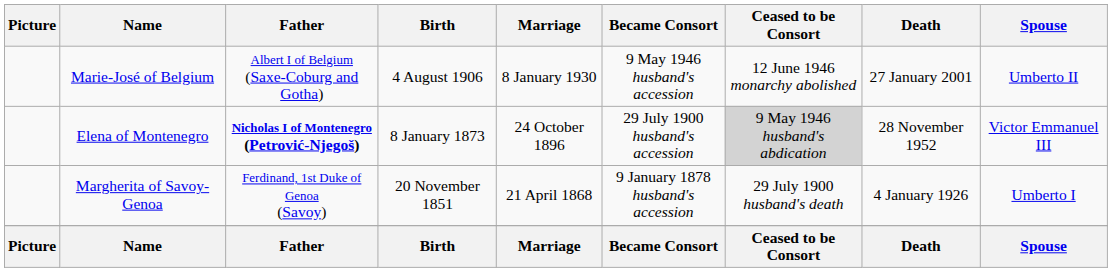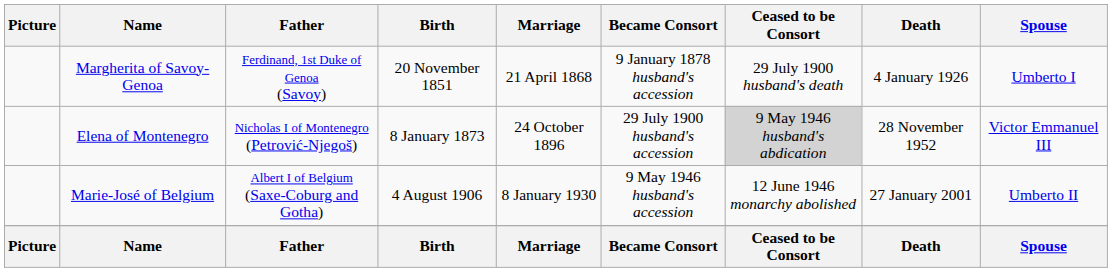rows swapped: (143, 195) <-> (142, 76)
(302, 135) bold -> (302, 136) normal
